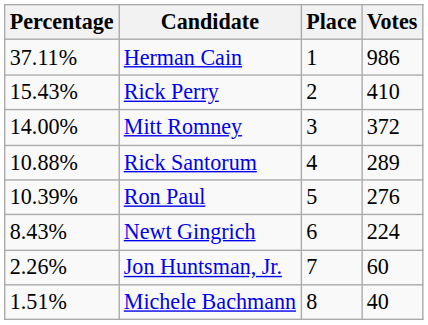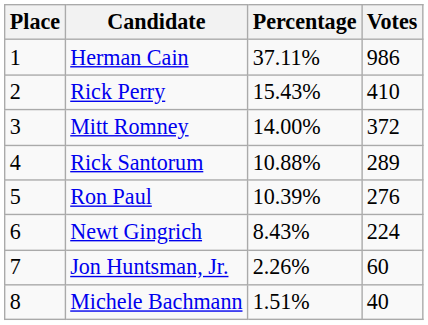columns swapped: (331, 22) <-> (62, 22)
